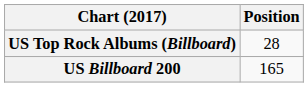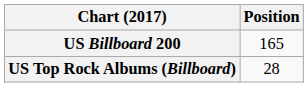rows swapped: (122, 69) <-> (122, 43)
